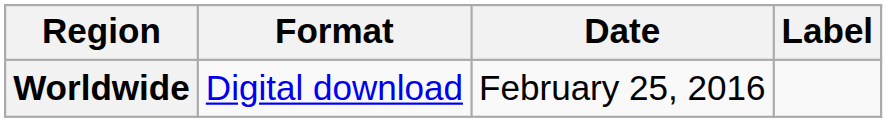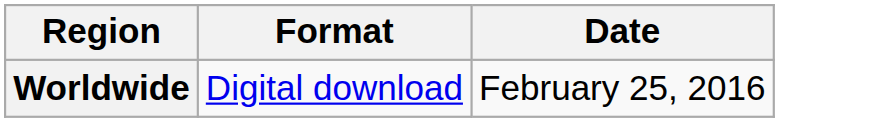- column: (827, 32)
